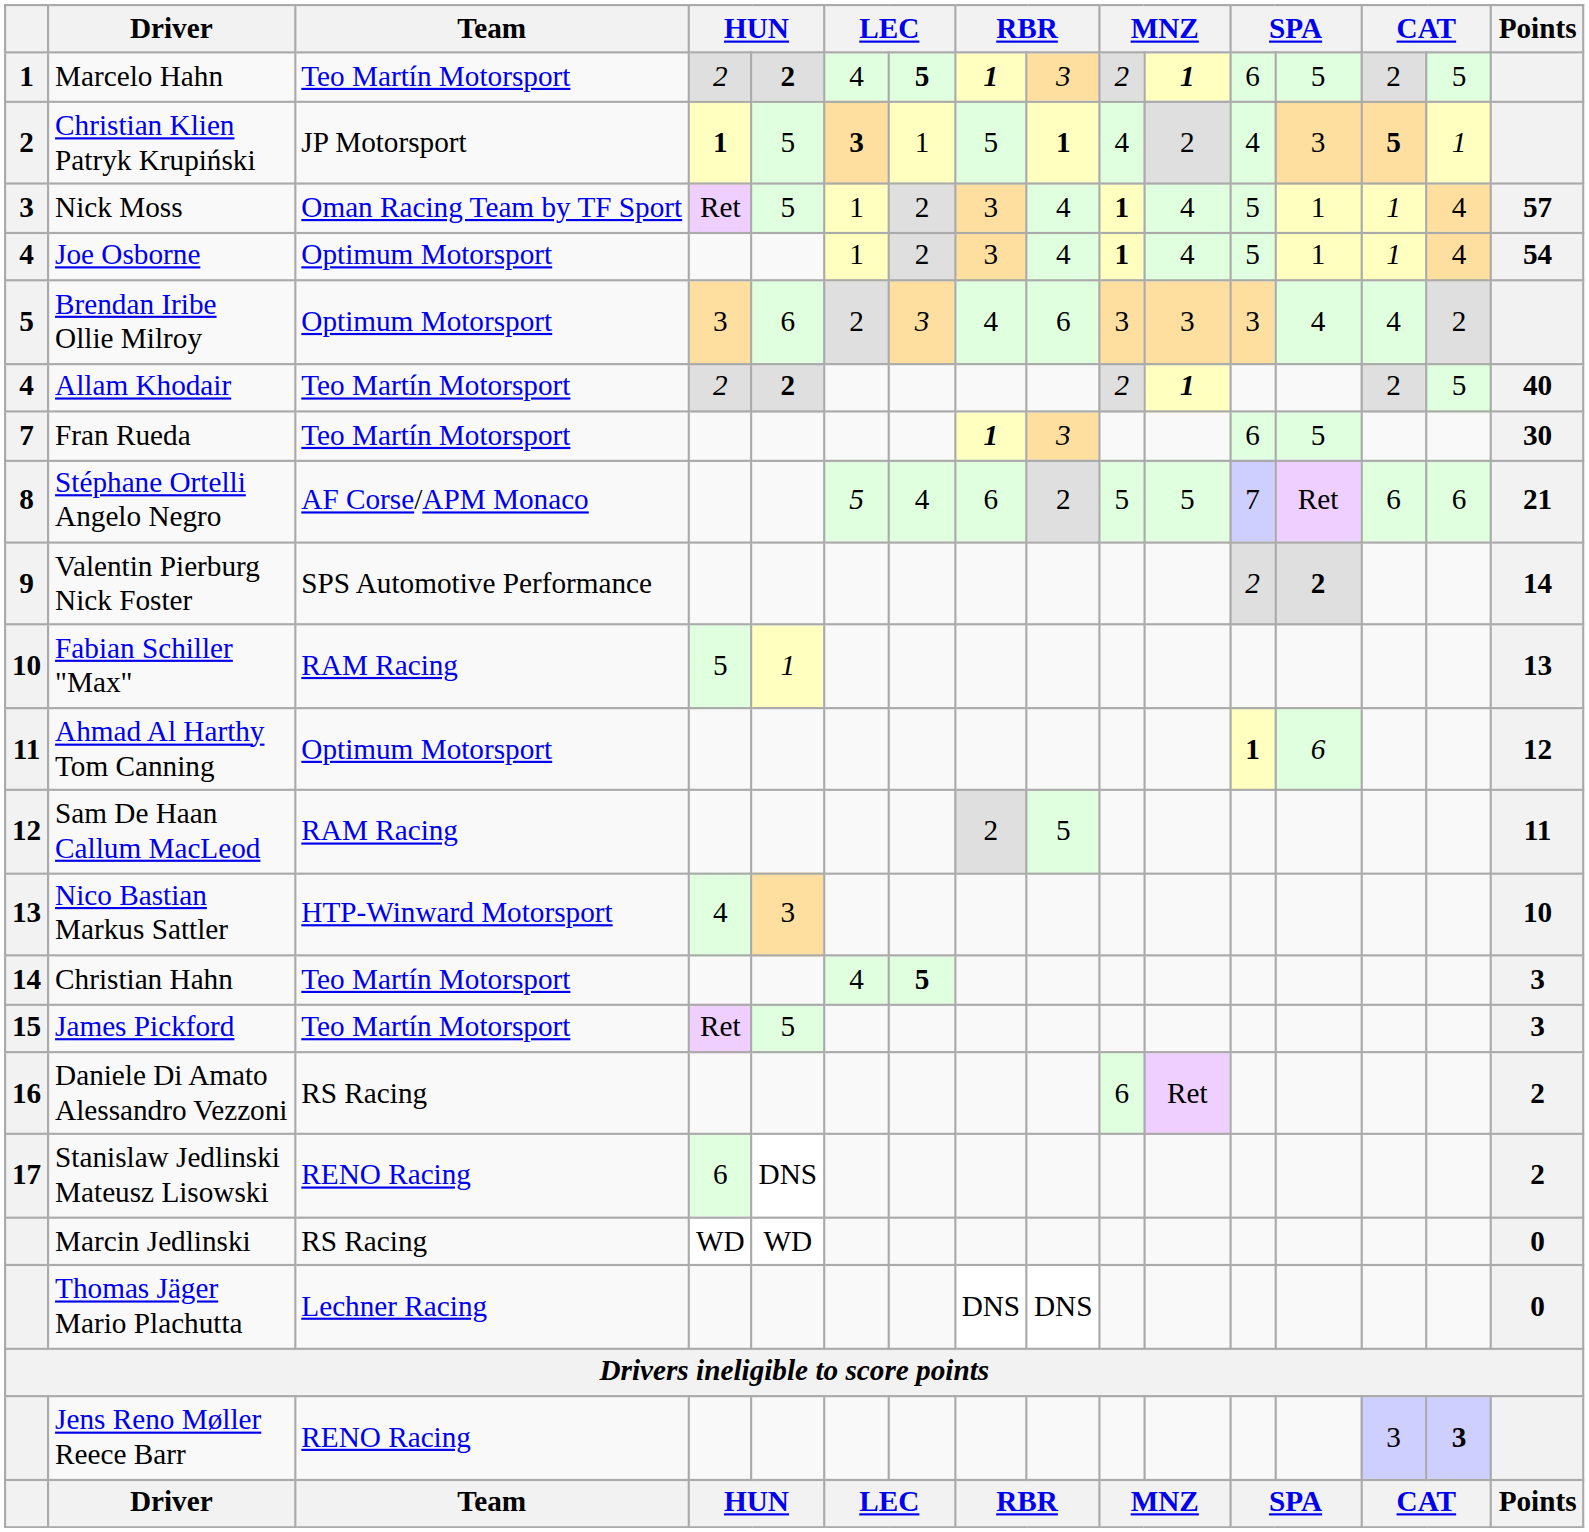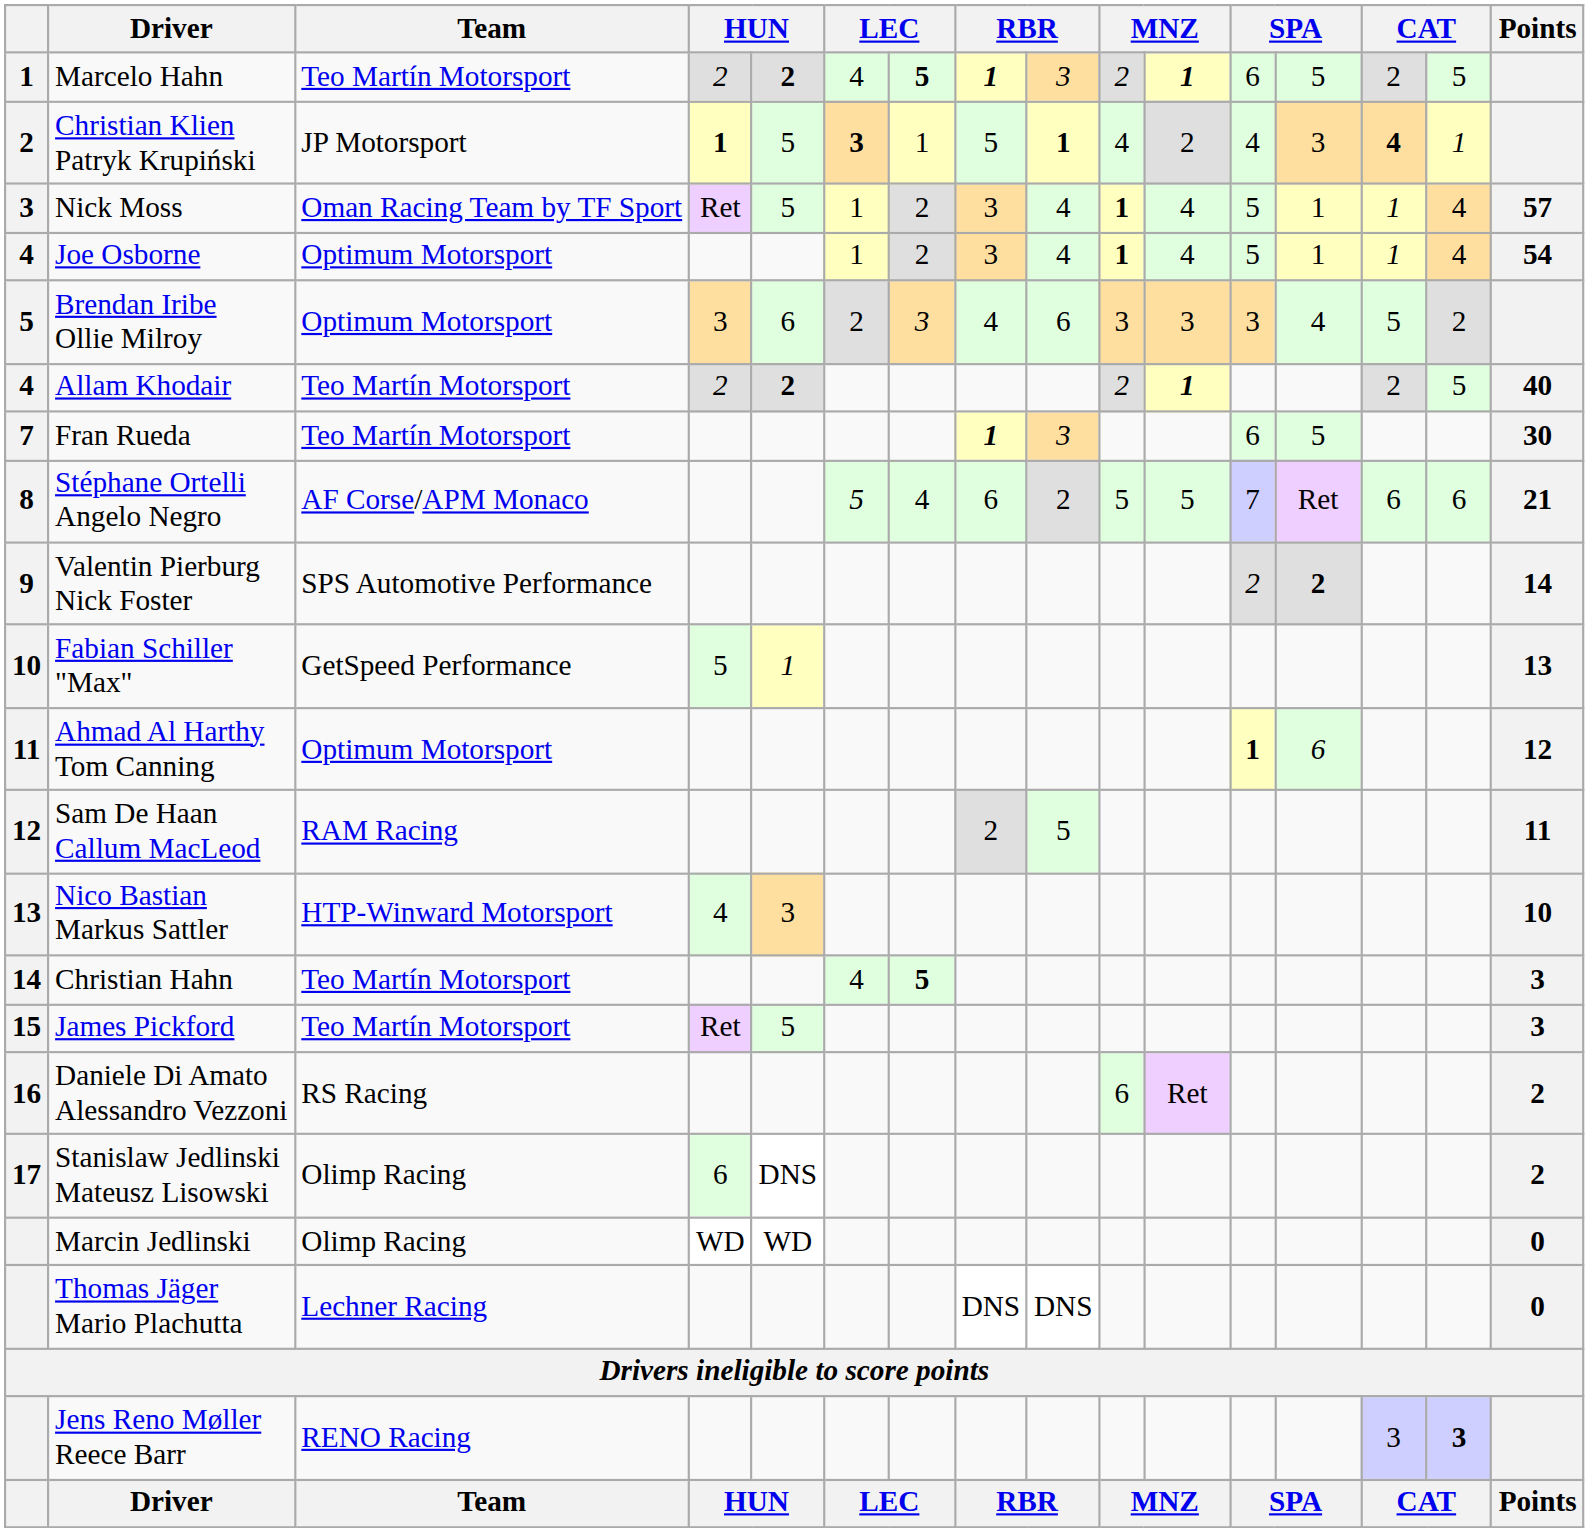(1394, 141) 5 -> (1394, 141) 4
(1394, 321) 4 -> (1394, 321) 5
(380, 665) RAM Racing -> (436, 665) GetSpeed Performance
(386, 1175) RENO Racing -> (384, 1175) Olimp Racing
(364, 1240) RS Racing -> (384, 1240) Olimp Racing
